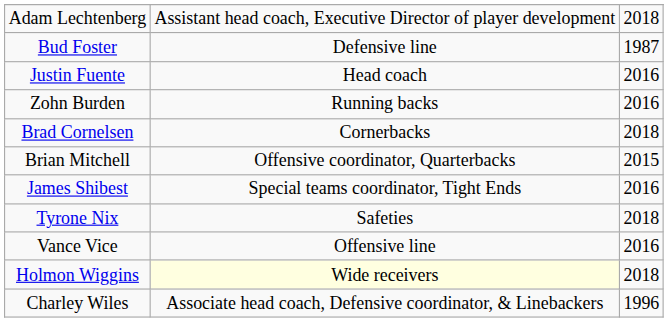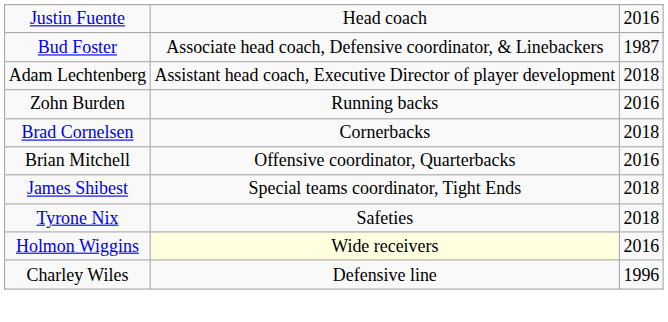rows swapped: (77, 75) <-> (77, 18)
(385, 47) Defensive line -> (385, 47) Associate head coach, Defensive coordinator, & Linebackers
(641, 160) 2015 -> (641, 160) 2016
(641, 189) 2016 -> (641, 189) 2018
- row: (77, 246)
(641, 274) 2018 -> (641, 246) 2016
(385, 302) Associate head coach, Defensive coordinator, & Linebackers -> (385, 274) Defensive line
